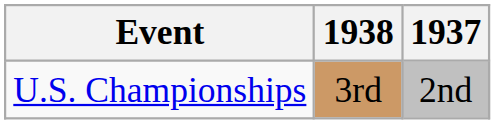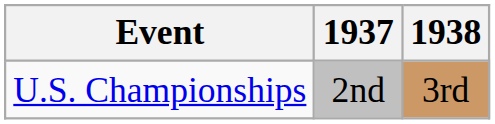columns swapped: (446, 32) <-> (358, 32)
